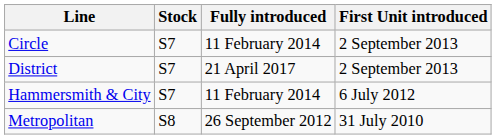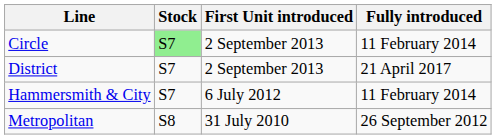columns swapped: (413, 17) <-> (268, 17)
(167, 43) no background -> (167, 43) lightgreen background
